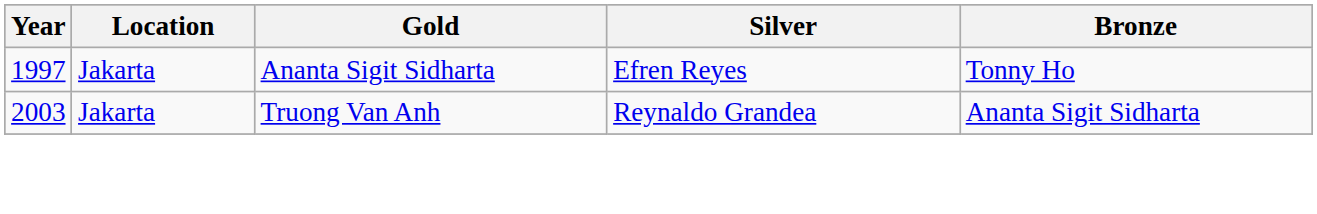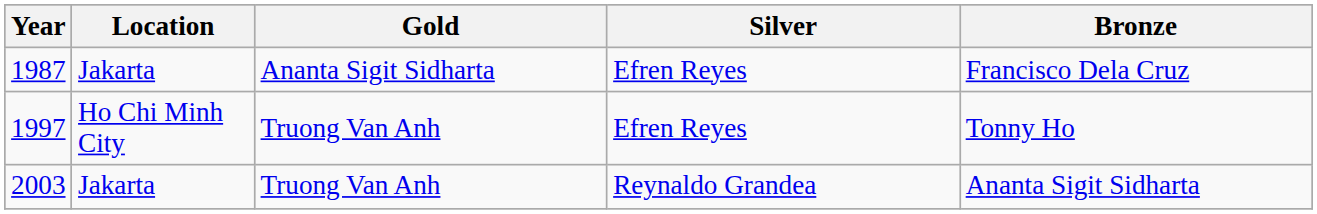+ row: (38, 69)
(117, 69) Jakarta -> (151, 127) Ho Chi Minh City
(378, 69) Ananta Sigit Sidharta -> (351, 127) Truong Van Anh
